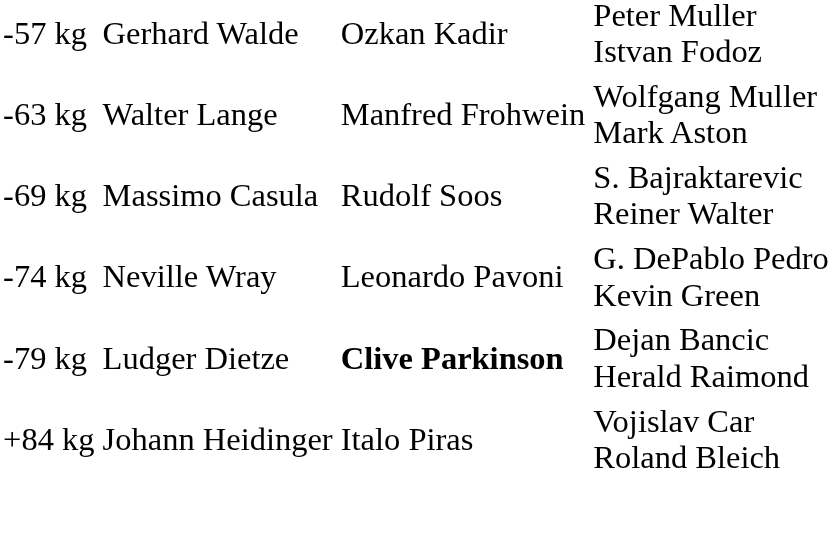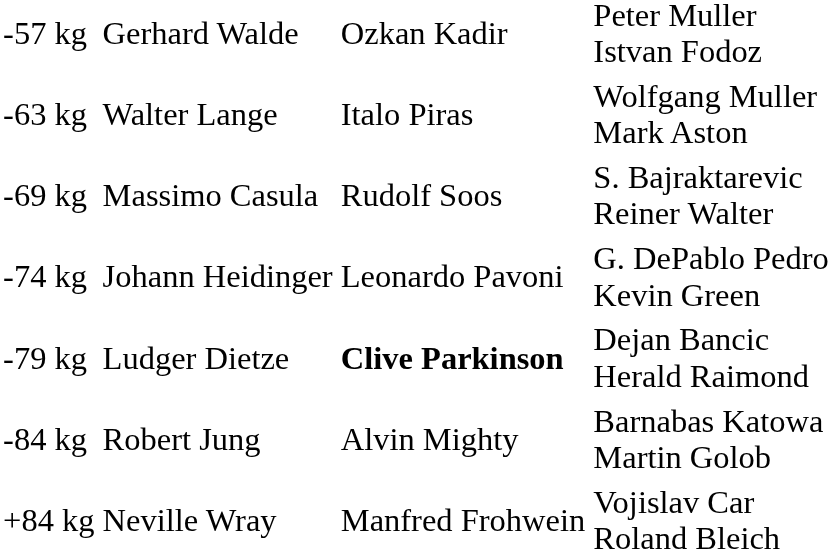(463, 114) Manfred Frohwein -> (407, 114) Italo Piras
(190, 276) Neville Wray -> (218, 276) Johann Heidinger
+ row: (45, 439)
(218, 439) Johann Heidinger -> (190, 520) Neville Wray
(407, 439) Italo Piras -> (463, 520) Manfred Frohwein
